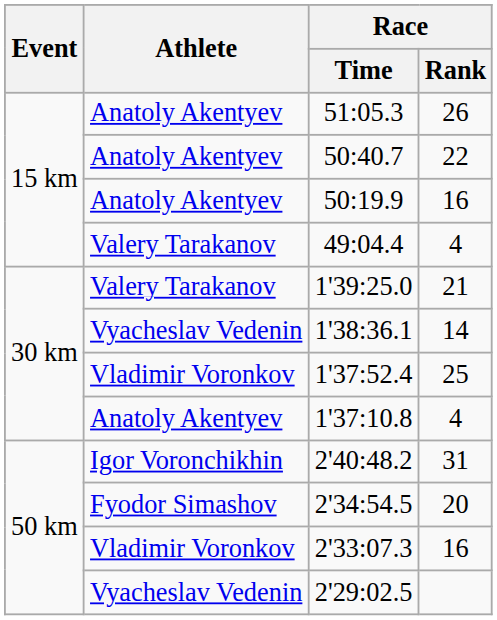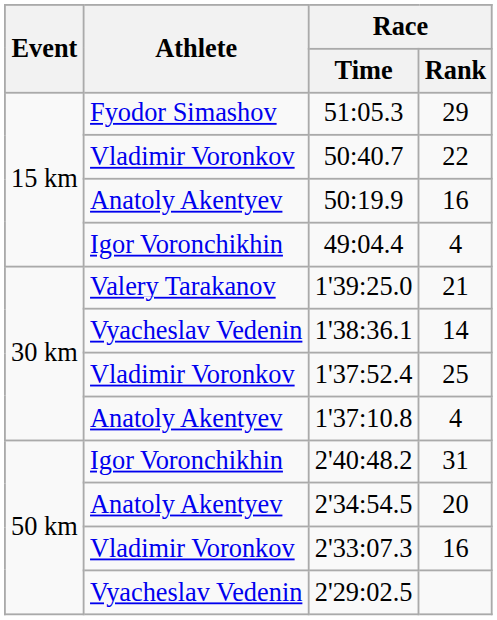(186, 113) Anatoly Akentyev -> (183, 113) Fyodor Simashov
(456, 113) 26 -> (456, 113) 29
(186, 157) Anatoly Akentyev -> (192, 157) Vladimir Voronkov
(183, 243) Valery Tarakanov -> (186, 243) Igor Voronchikhin
(183, 504) Fyodor Simashov -> (186, 504) Anatoly Akentyev
